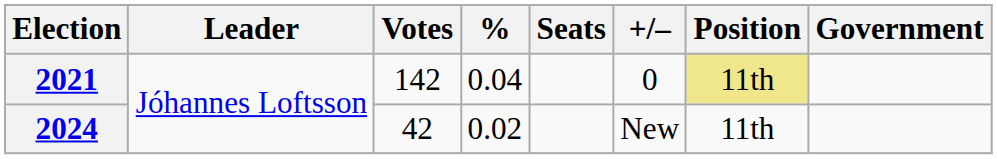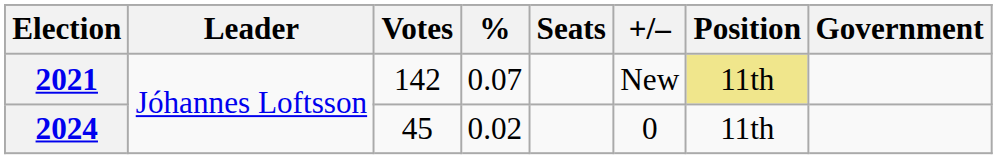(495, 78) 0.04 -> (495, 78) 0.07
(650, 78) 0 -> (650, 78) New
(417, 128) 42 -> (417, 128) 45
(650, 128) New -> (650, 128) 0
